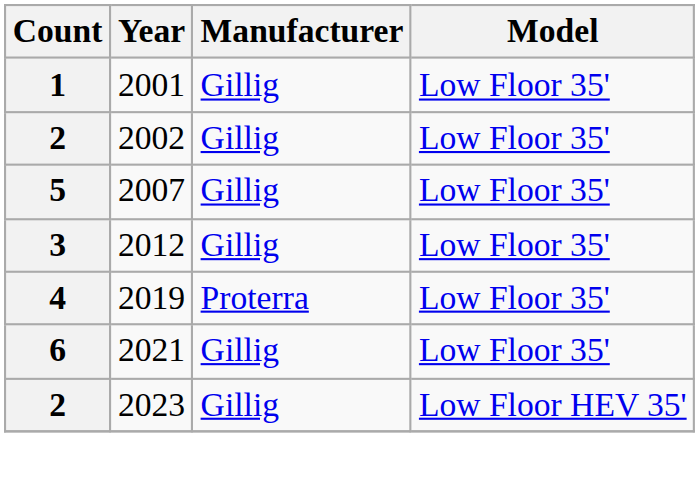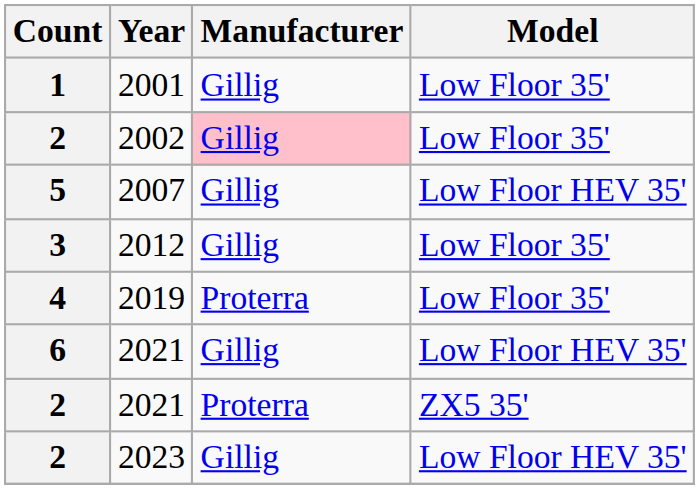(240, 137) no background -> (240, 137) pink background
(514, 191) Low Floor 35' -> (553, 191) Low Floor HEV 35'
(514, 350) Low Floor 35' -> (553, 350) Low Floor HEV 35'
+ row: (58, 404)
